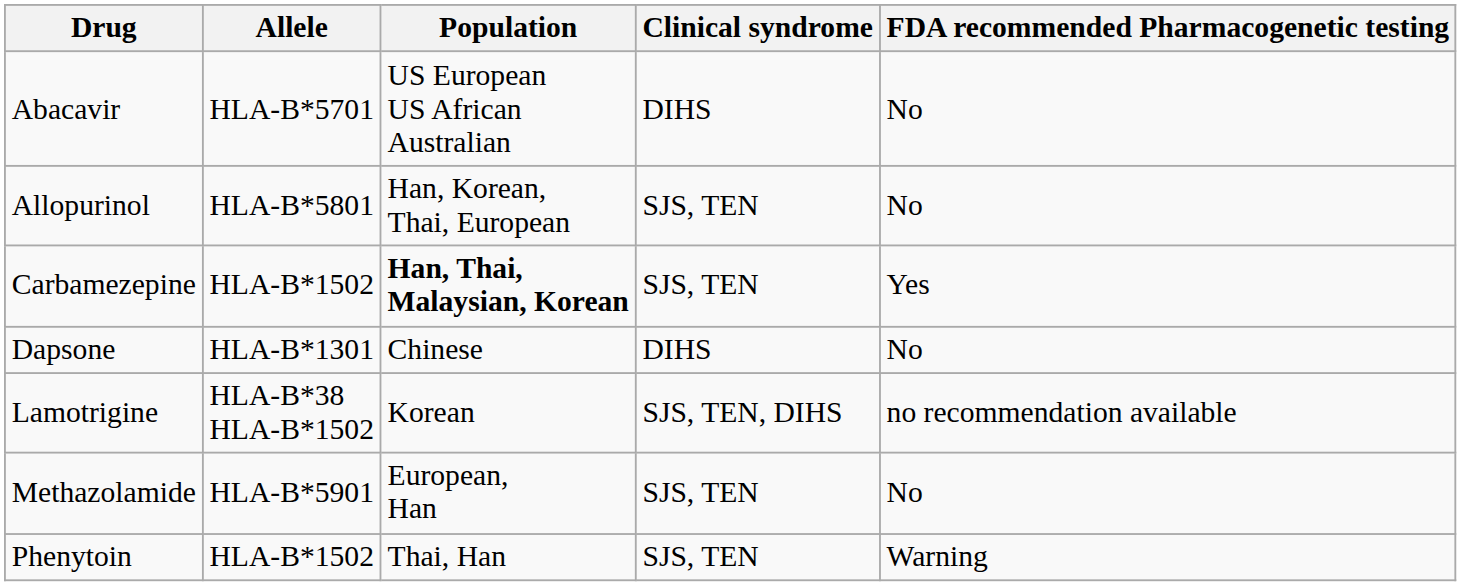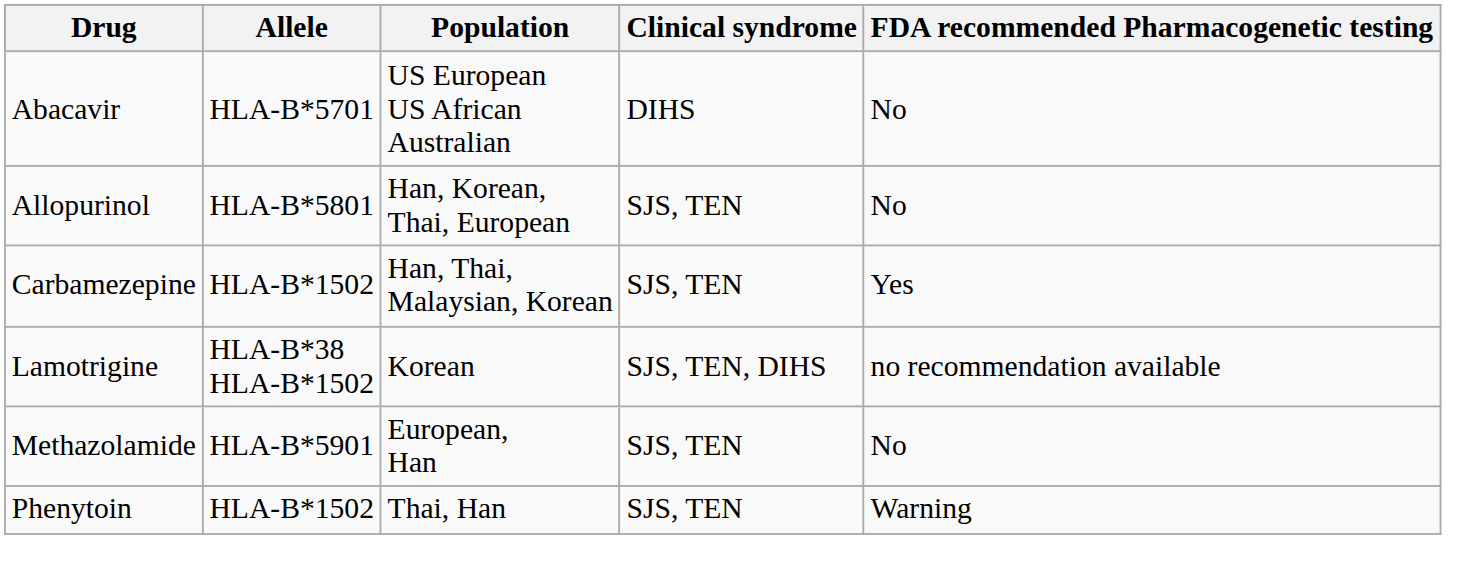(508, 285) bold -> (500, 285) normal
- row: (64, 348)
